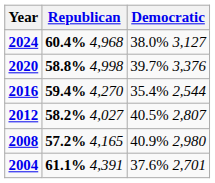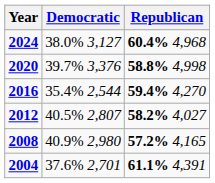columns swapped: (84, 17) <-> (168, 17)
